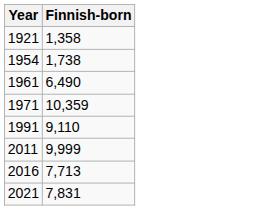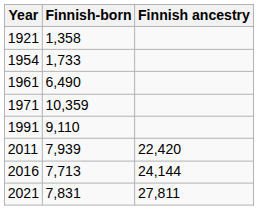+ column: (194, 15)
(63, 60) 1,738 -> (63, 60) 1,733
(63, 149) 9,999 -> (63, 149) 7,939
